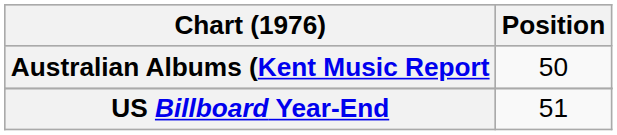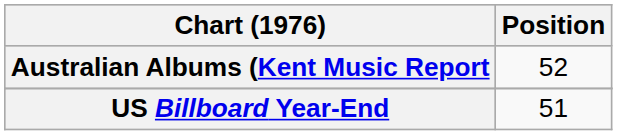(553, 66) 50 -> (553, 66) 52
